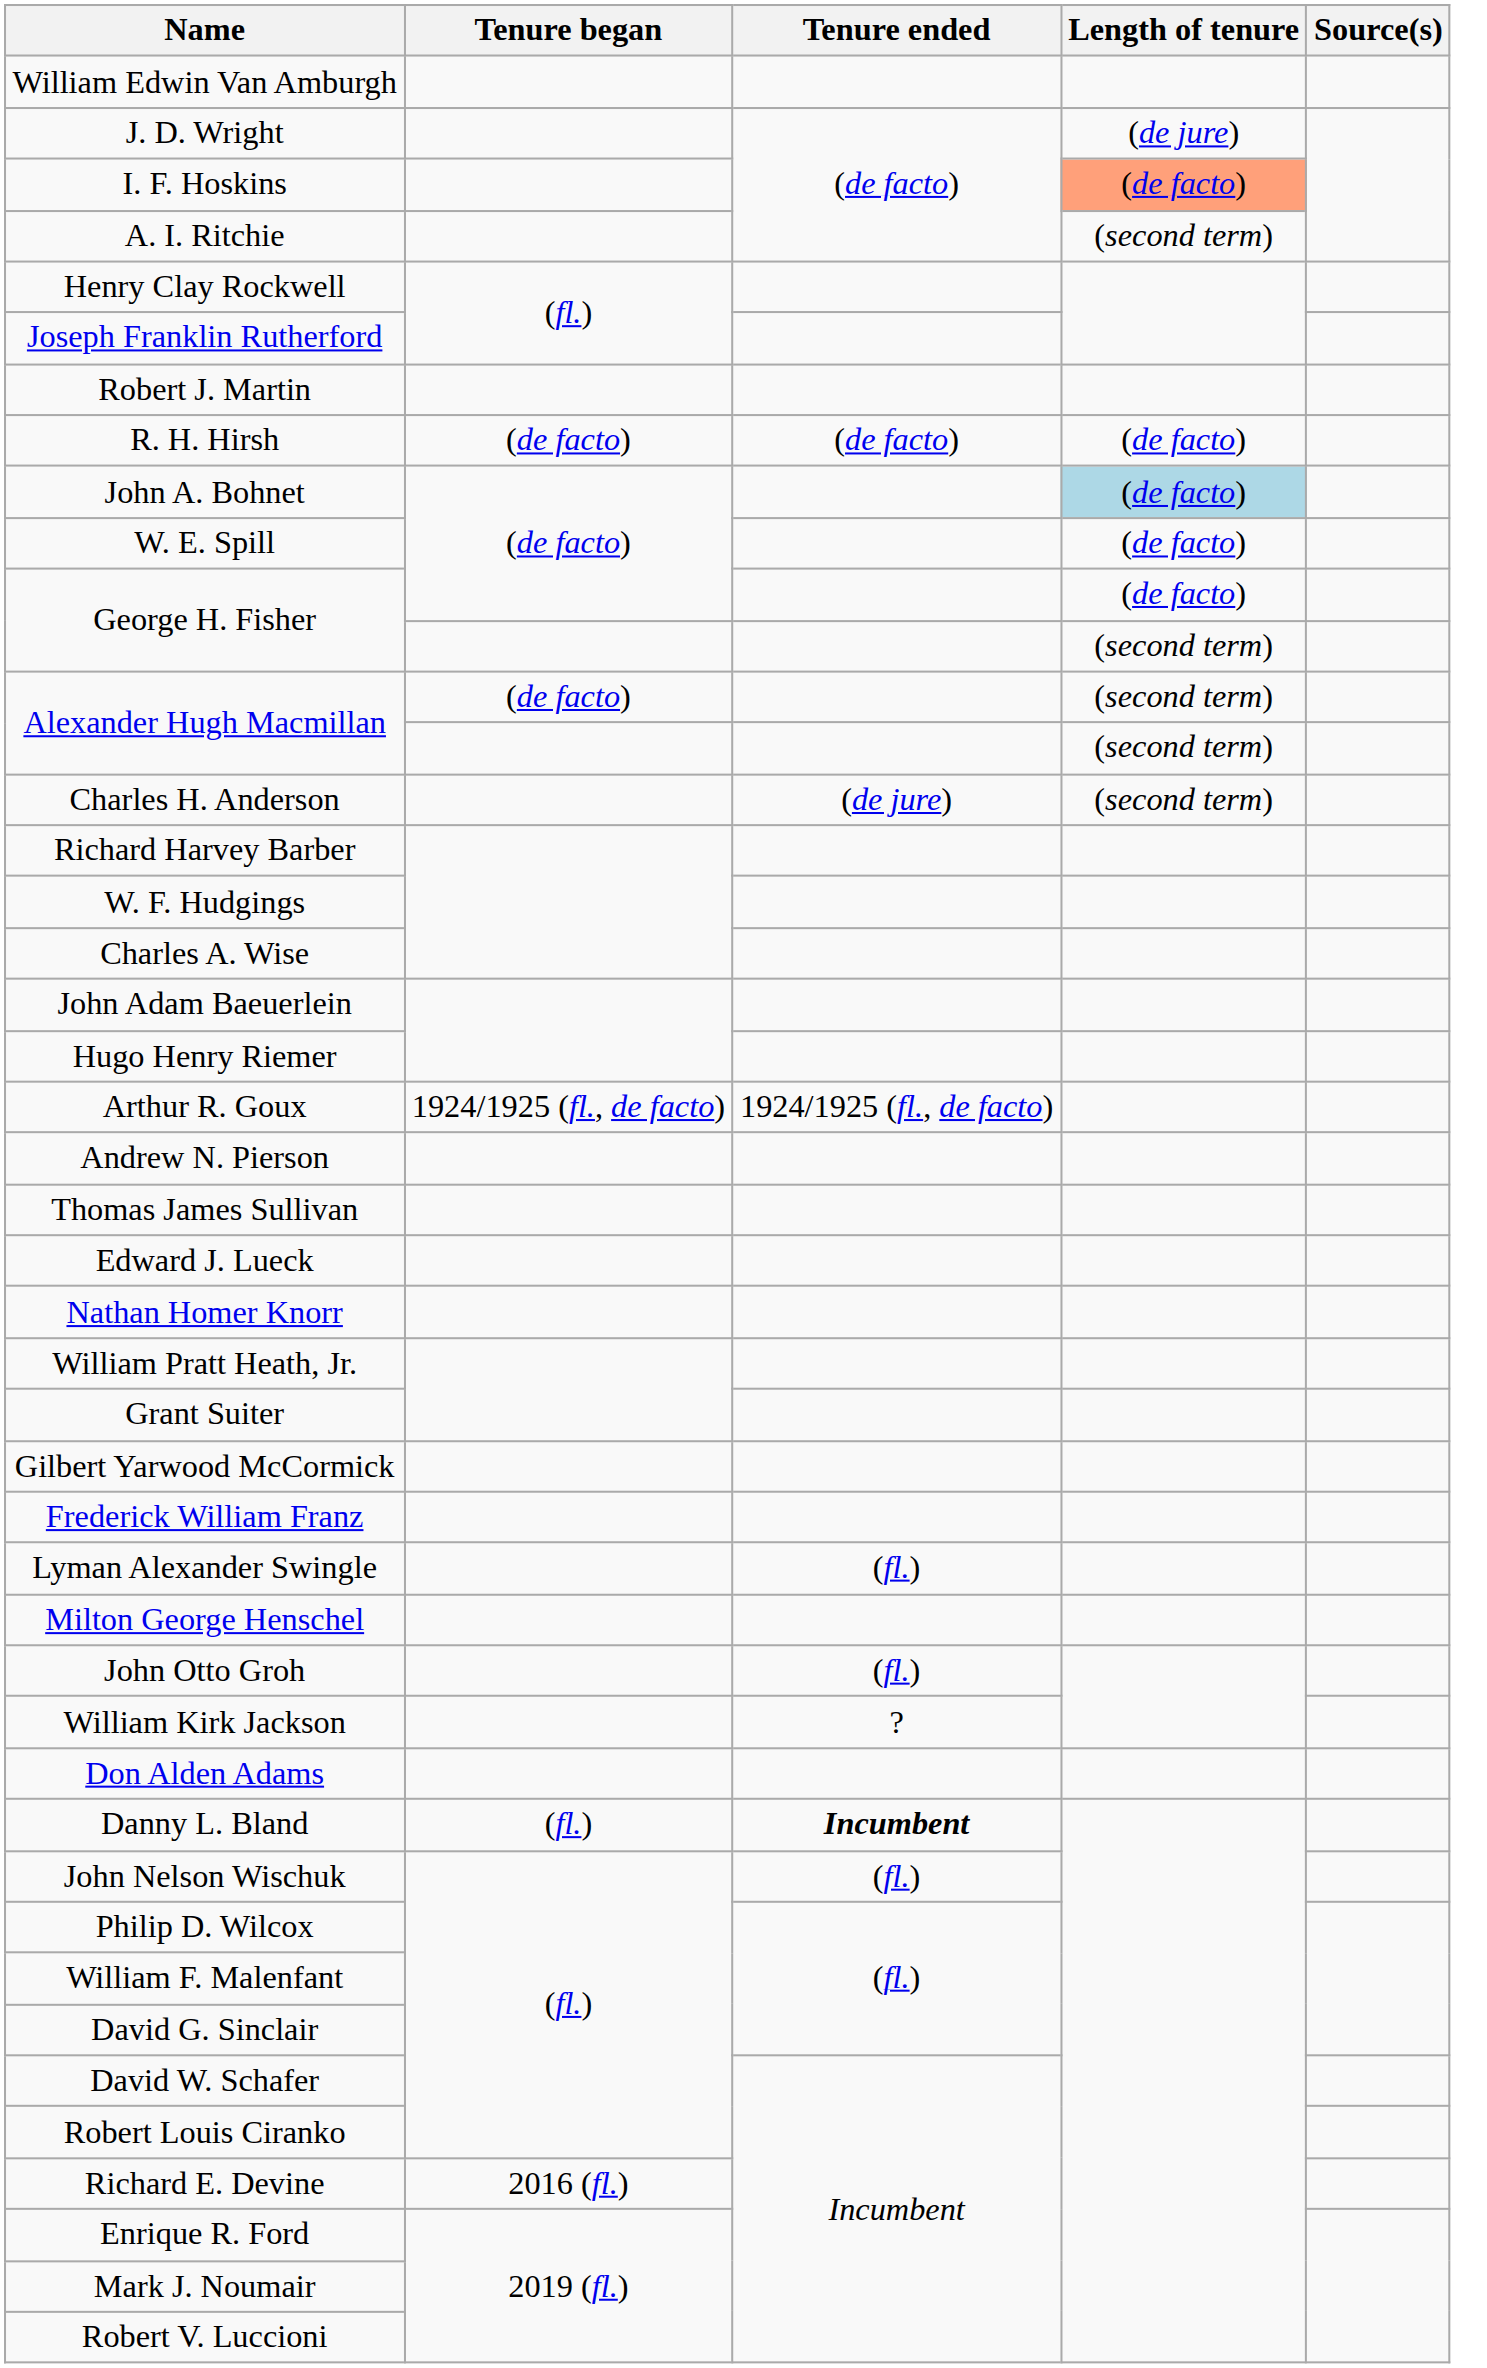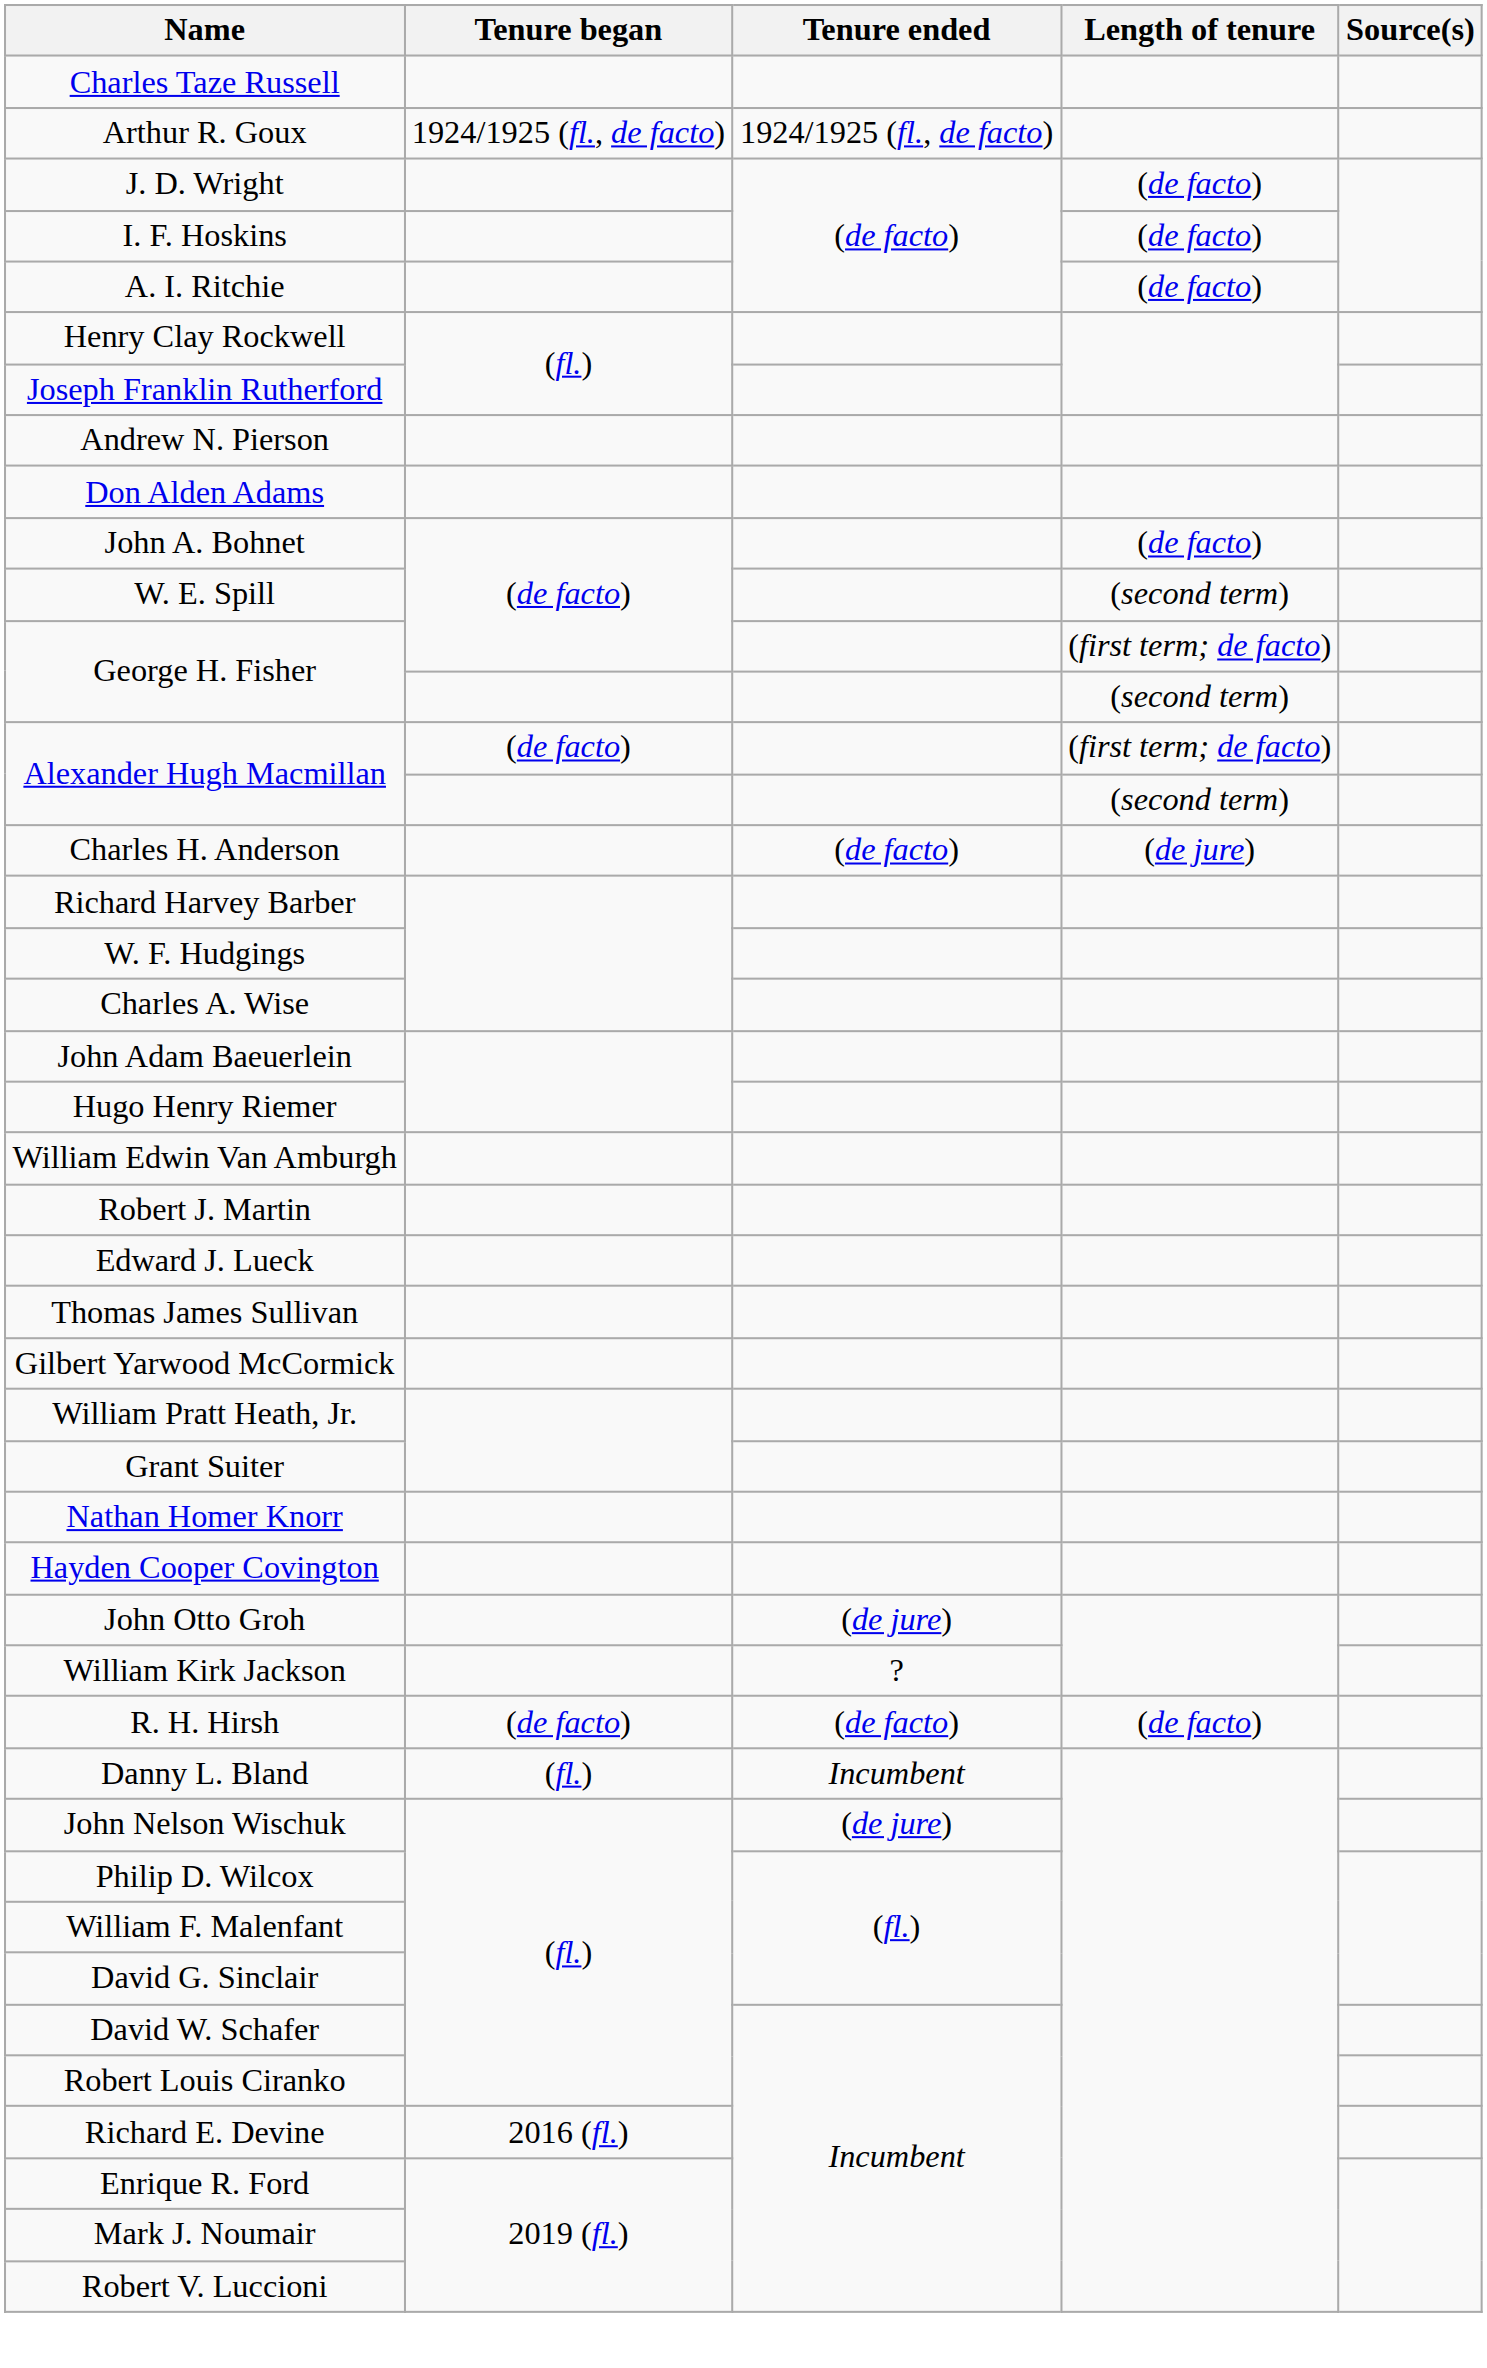+ row: (205, 81)
rows swapped: (205, 81) <-> (205, 1106)
(1184, 132) (de jure) -> (1200, 183) (de facto)
(1184, 183) lightsalmon background -> (1200, 235) no background
(1184, 235) (second term) -> (1200, 286) (de facto)
rows swapped: (205, 1157) <-> (205, 388)
rows swapped: (205, 440) <-> (205, 1772)
(1184, 491) lightblue background -> (1200, 542) no background
(1184, 542) (de facto) -> (1200, 593) (second term)
(1184, 593) (de facto) -> (1200, 645) (first term; de facto)
(1184, 696) (second term) -> (1200, 747) (first term; de facto)
(897, 798) (de jure) -> (897, 850) (de facto)
(1184, 798) (second term) -> (1200, 850) (de jure)
rows swapped: (205, 1260) <-> (205, 1209)
rows swapped: (205, 1465) <-> (205, 1311)
+ row: (205, 1567)
- row: (205, 1516)
- row: (205, 1567)
- row: (205, 1619)
(897, 1670) (fl.) -> (897, 1619) (de jure)
(897, 1824) bold -> (897, 1772) normal
(897, 1875) (fl.) -> (897, 1824) (de jure)
